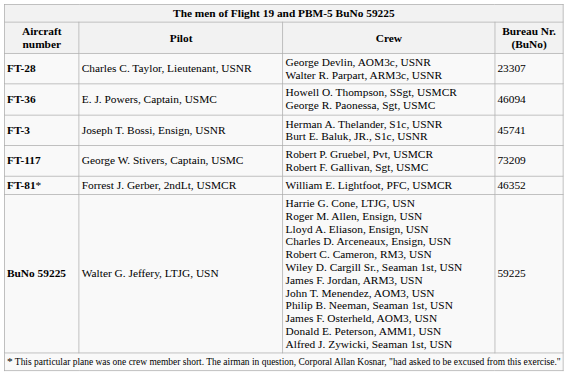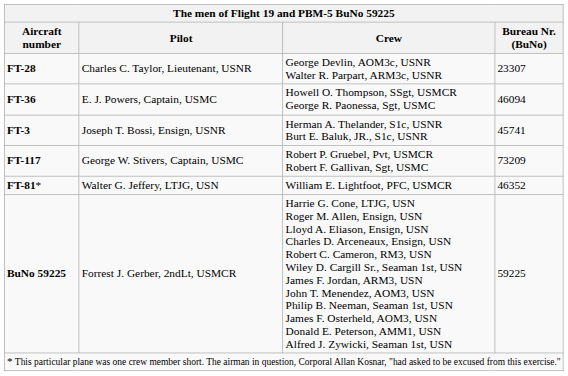(159, 185) Forrest J. Gerber, 2ndLt, USMCR -> (150, 185) Walter G. Jeffery, LTJG, USN
(150, 273) Walter G. Jeffery, LTJG, USN -> (159, 273) Forrest J. Gerber, 2ndLt, USMCR
